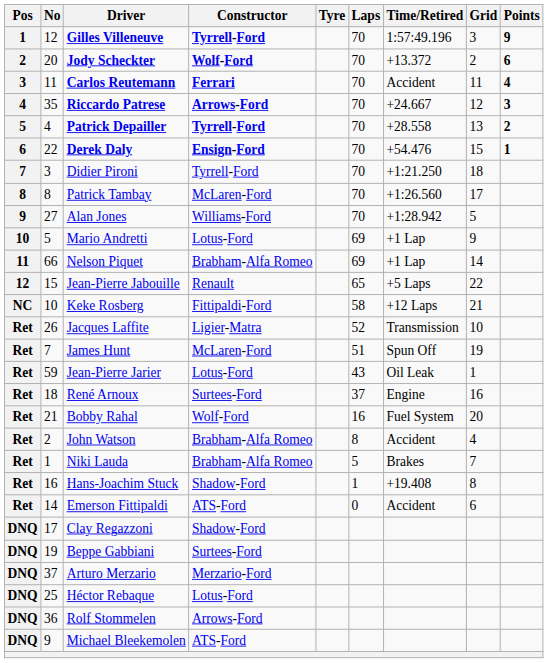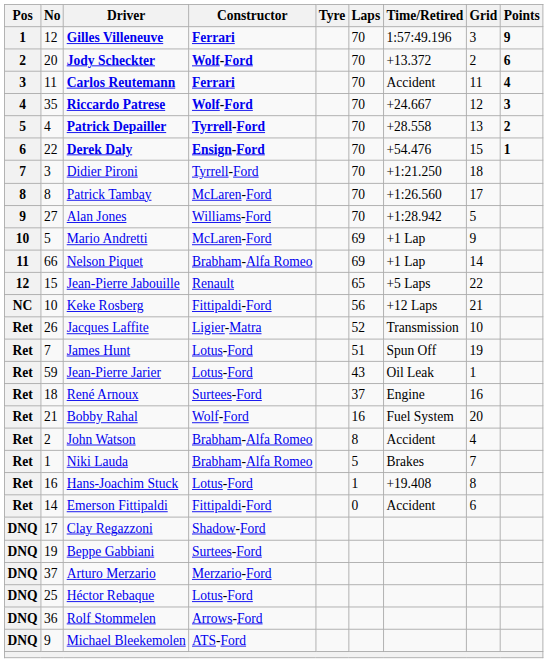(229, 38) Tyrrell-Ford -> (213, 38) Ferrari
(230, 105) Arrows-Ford -> (222, 105) Wolf-Ford
(222, 238) Lotus-Ford -> (232, 238) McLaren-Ford
(358, 305) 58 -> (358, 305) 56
(232, 350) McLaren-Ford -> (222, 350) Lotus-Ford
(229, 484) Shadow-Ford -> (222, 484) Lotus-Ford
(219, 506) ATS-Ford -> (232, 506) Fittipaldi-Ford
